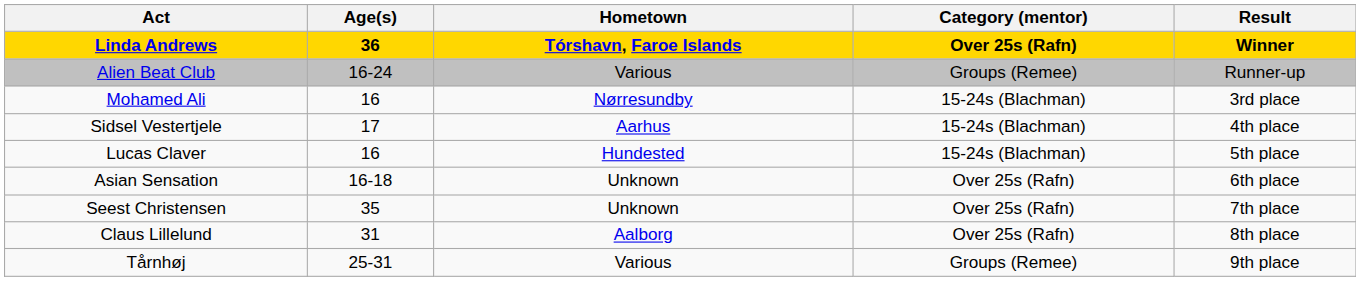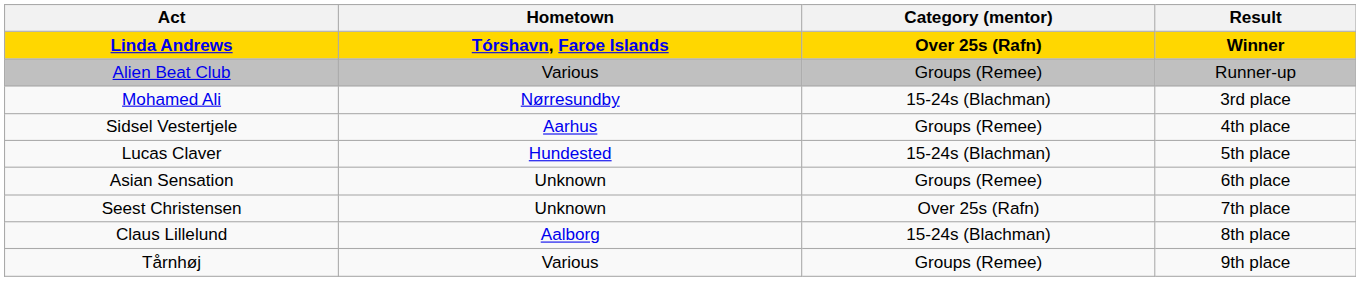- column: (370, 18)
(1014, 126) 15-24s (Blachman) -> (978, 126) Groups (Remee)
(1014, 180) Over 25s (Rafn) -> (978, 180) Groups (Remee)
(1014, 235) Over 25s (Rafn) -> (978, 235) 15-24s (Blachman)
